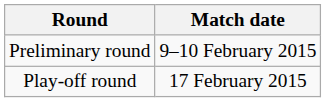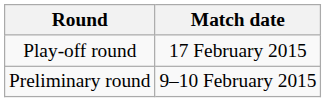rows swapped: (80, 50) <-> (80, 81)
